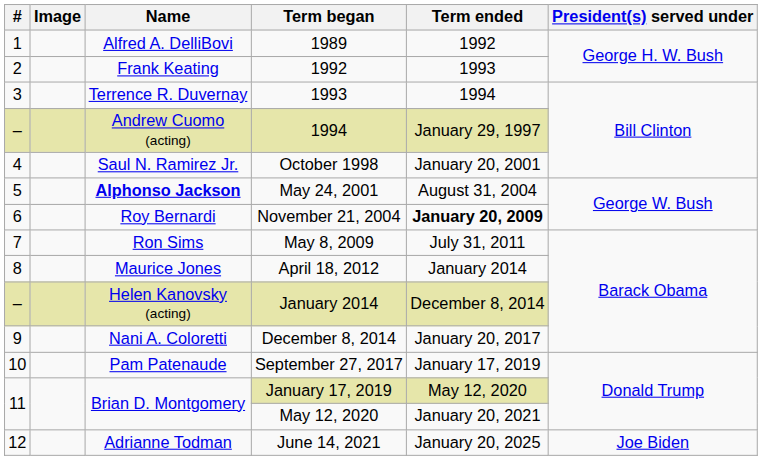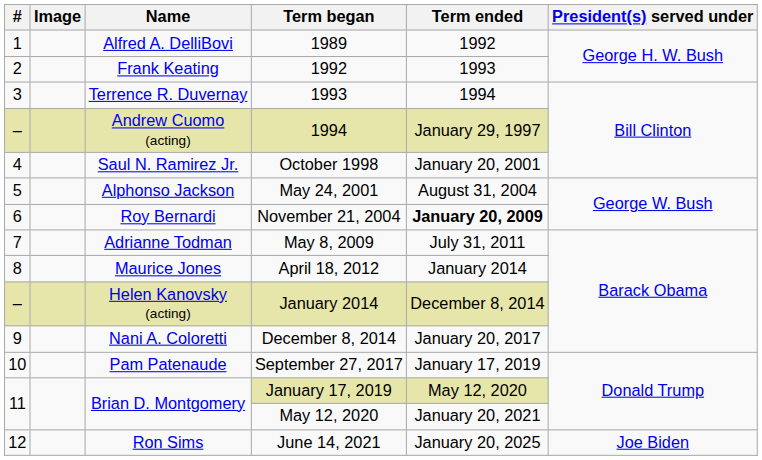(168, 191) bold -> (168, 191) normal
(168, 242) Ron Sims -> (168, 242) Adrianne Todman
(168, 442) Adrianne Todman -> (168, 442) Ron Sims
